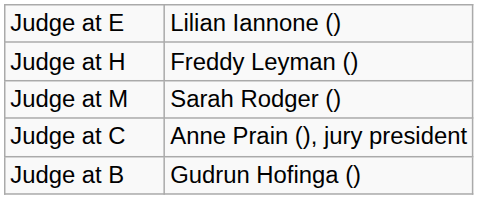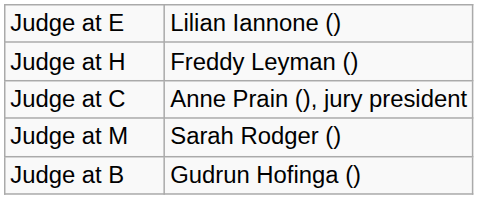rows swapped: (68, 136) <-> (69, 99)
